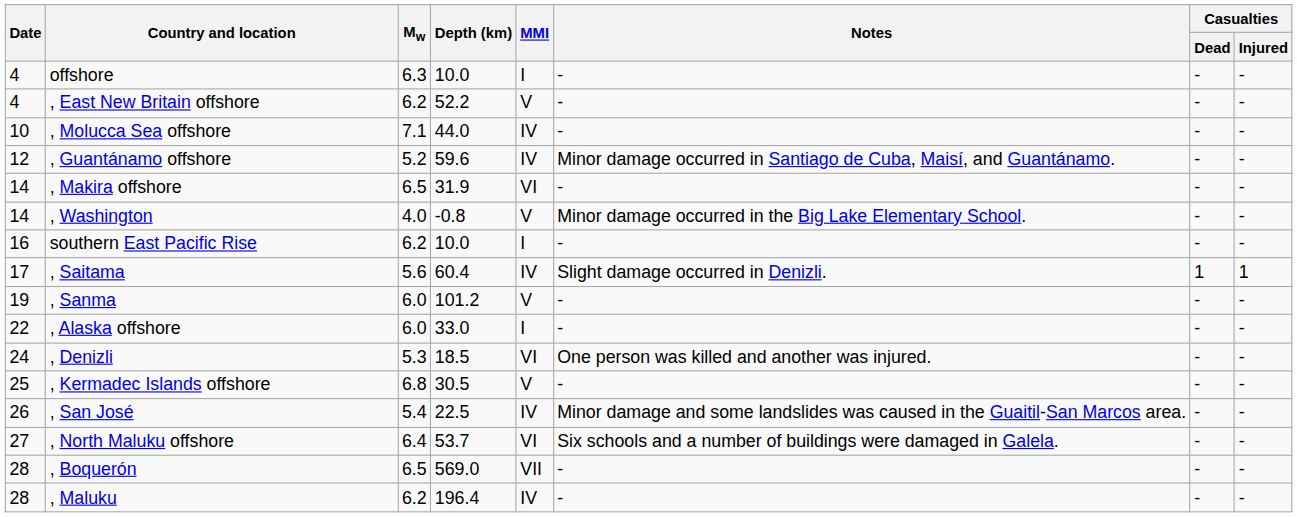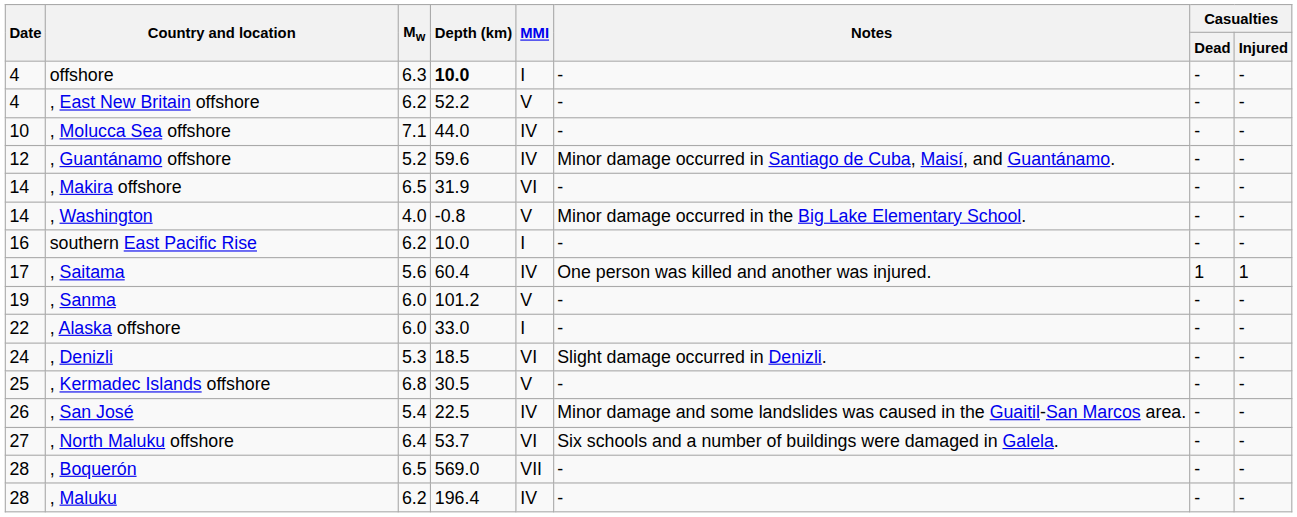(452, 74) normal -> (452, 74) bold
(692, 272) Slight damage occurred in Denizli. -> (744, 272) One person was killed and another was injured.
(744, 356) One person was killed and another was injured. -> (692, 356) Slight damage occurred in Denizli.
